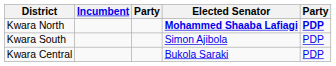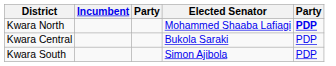(231, 26) bold -> (228, 26) normal
rows swapped: (39, 54) <-> (36, 40)
